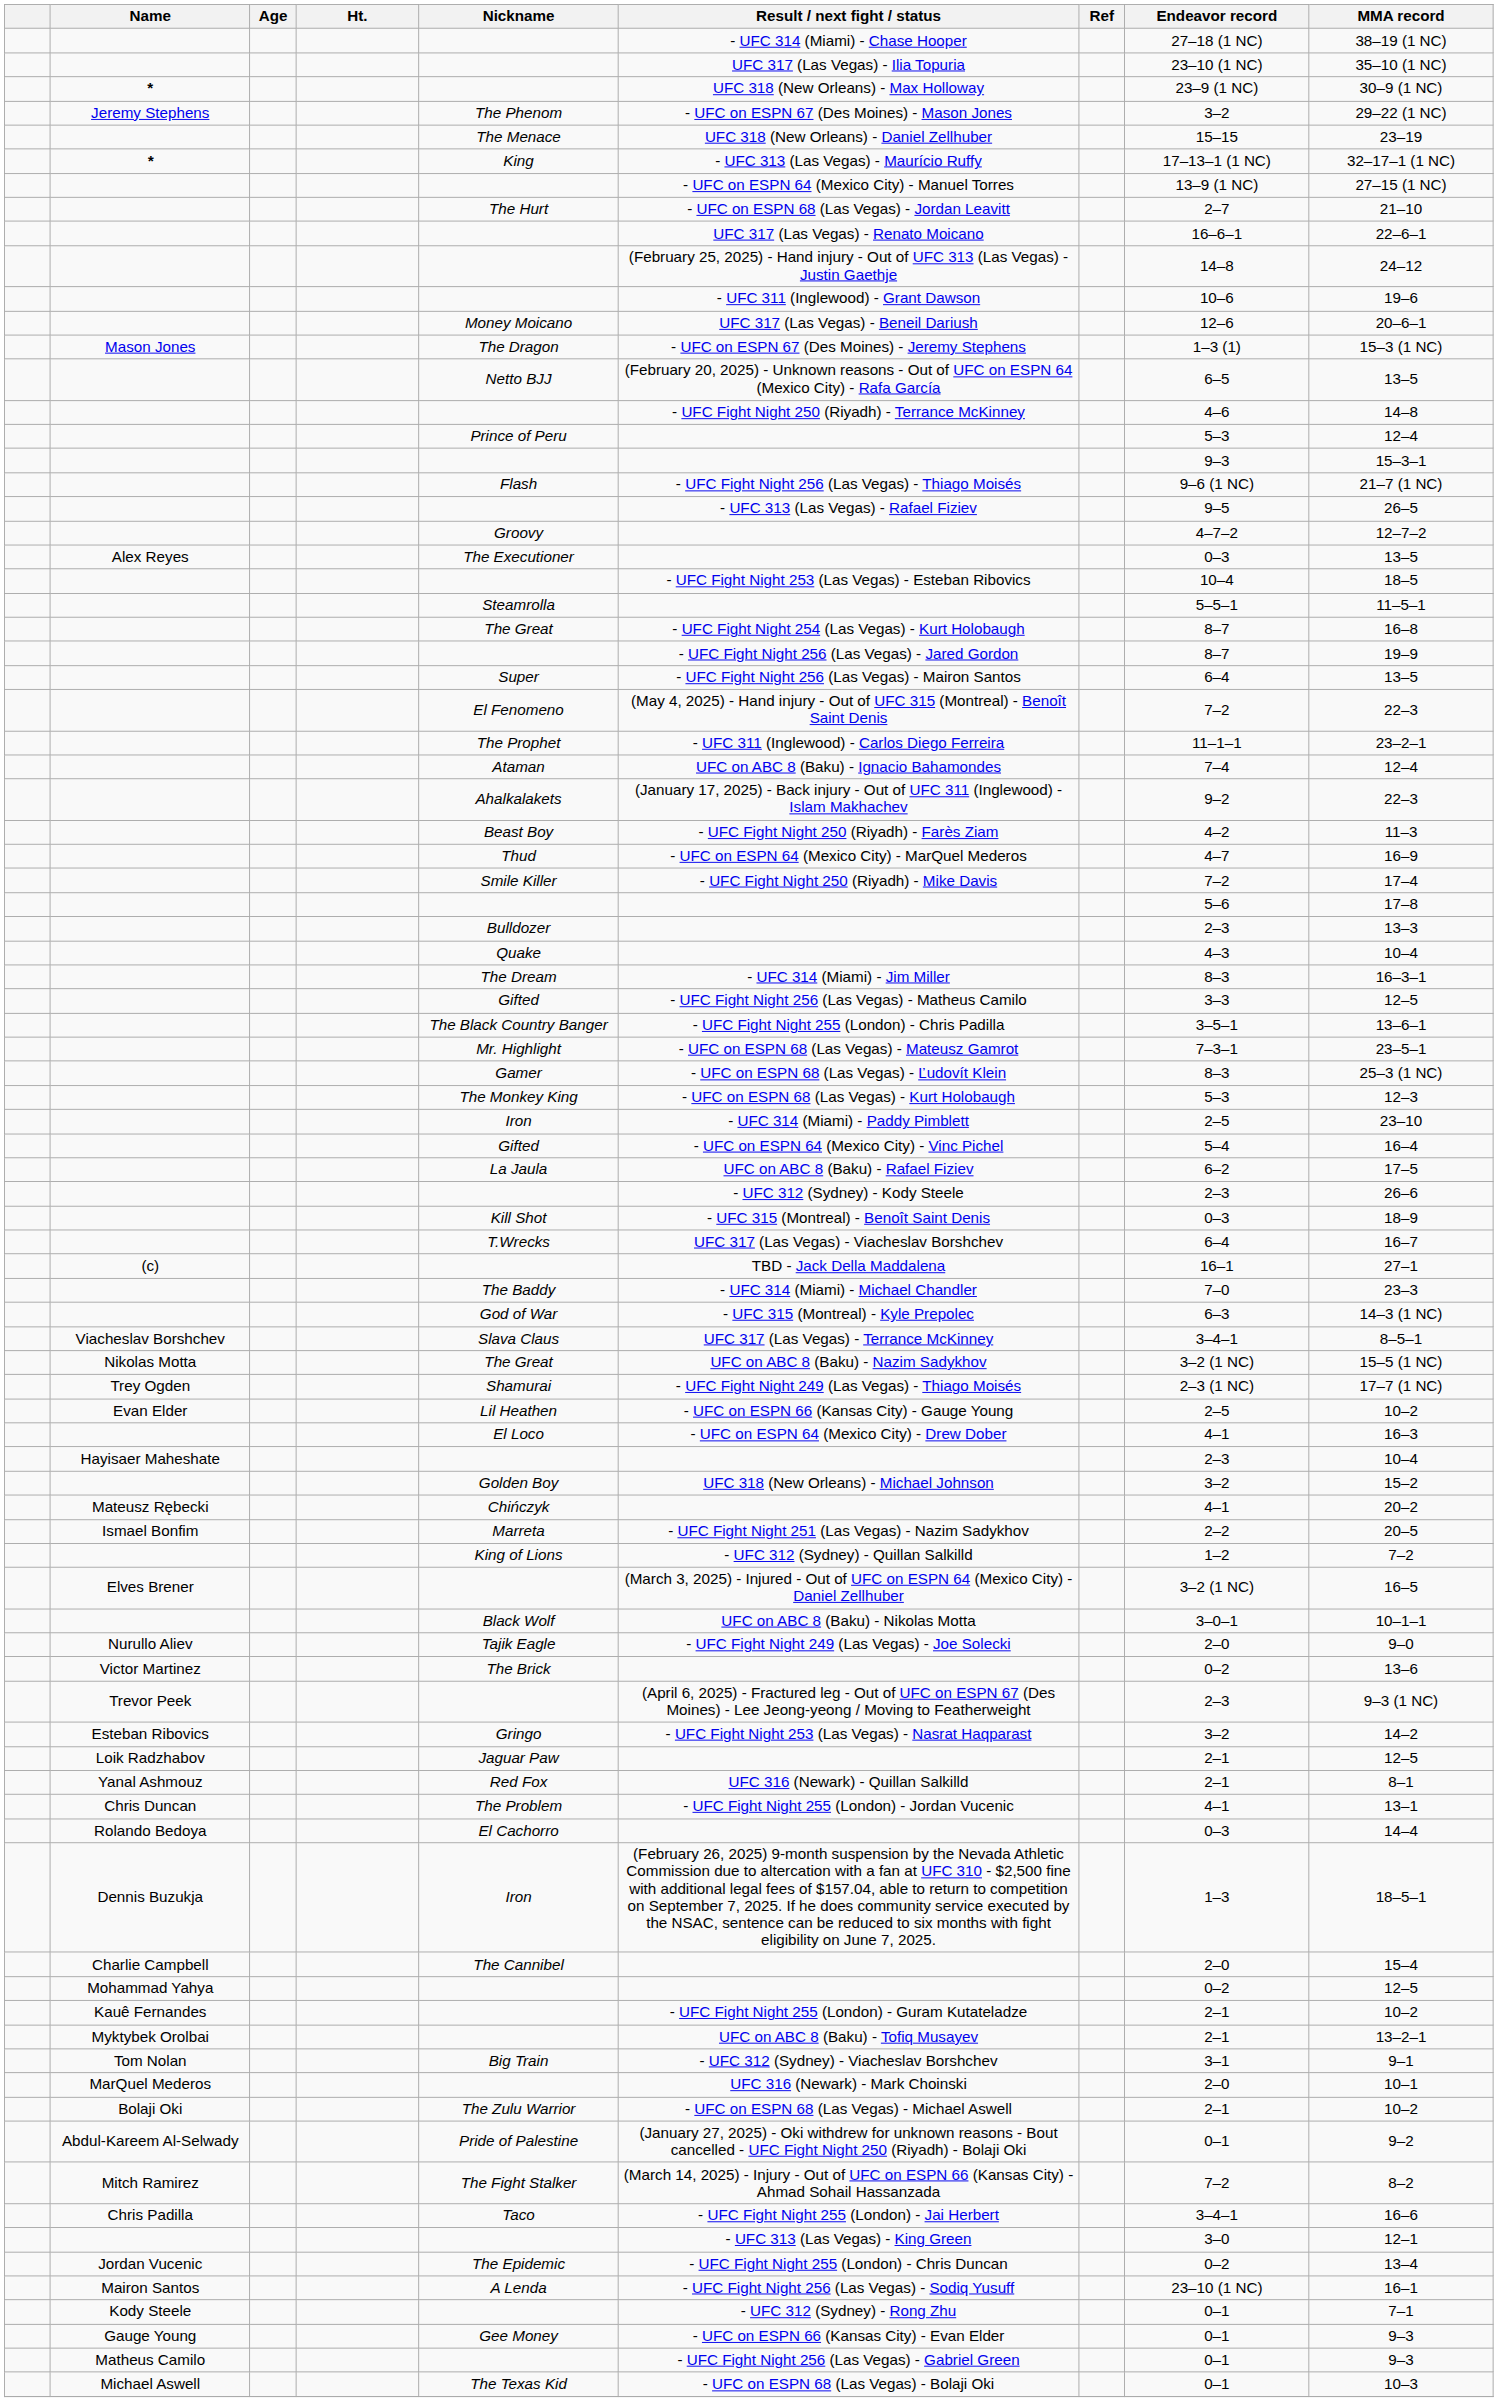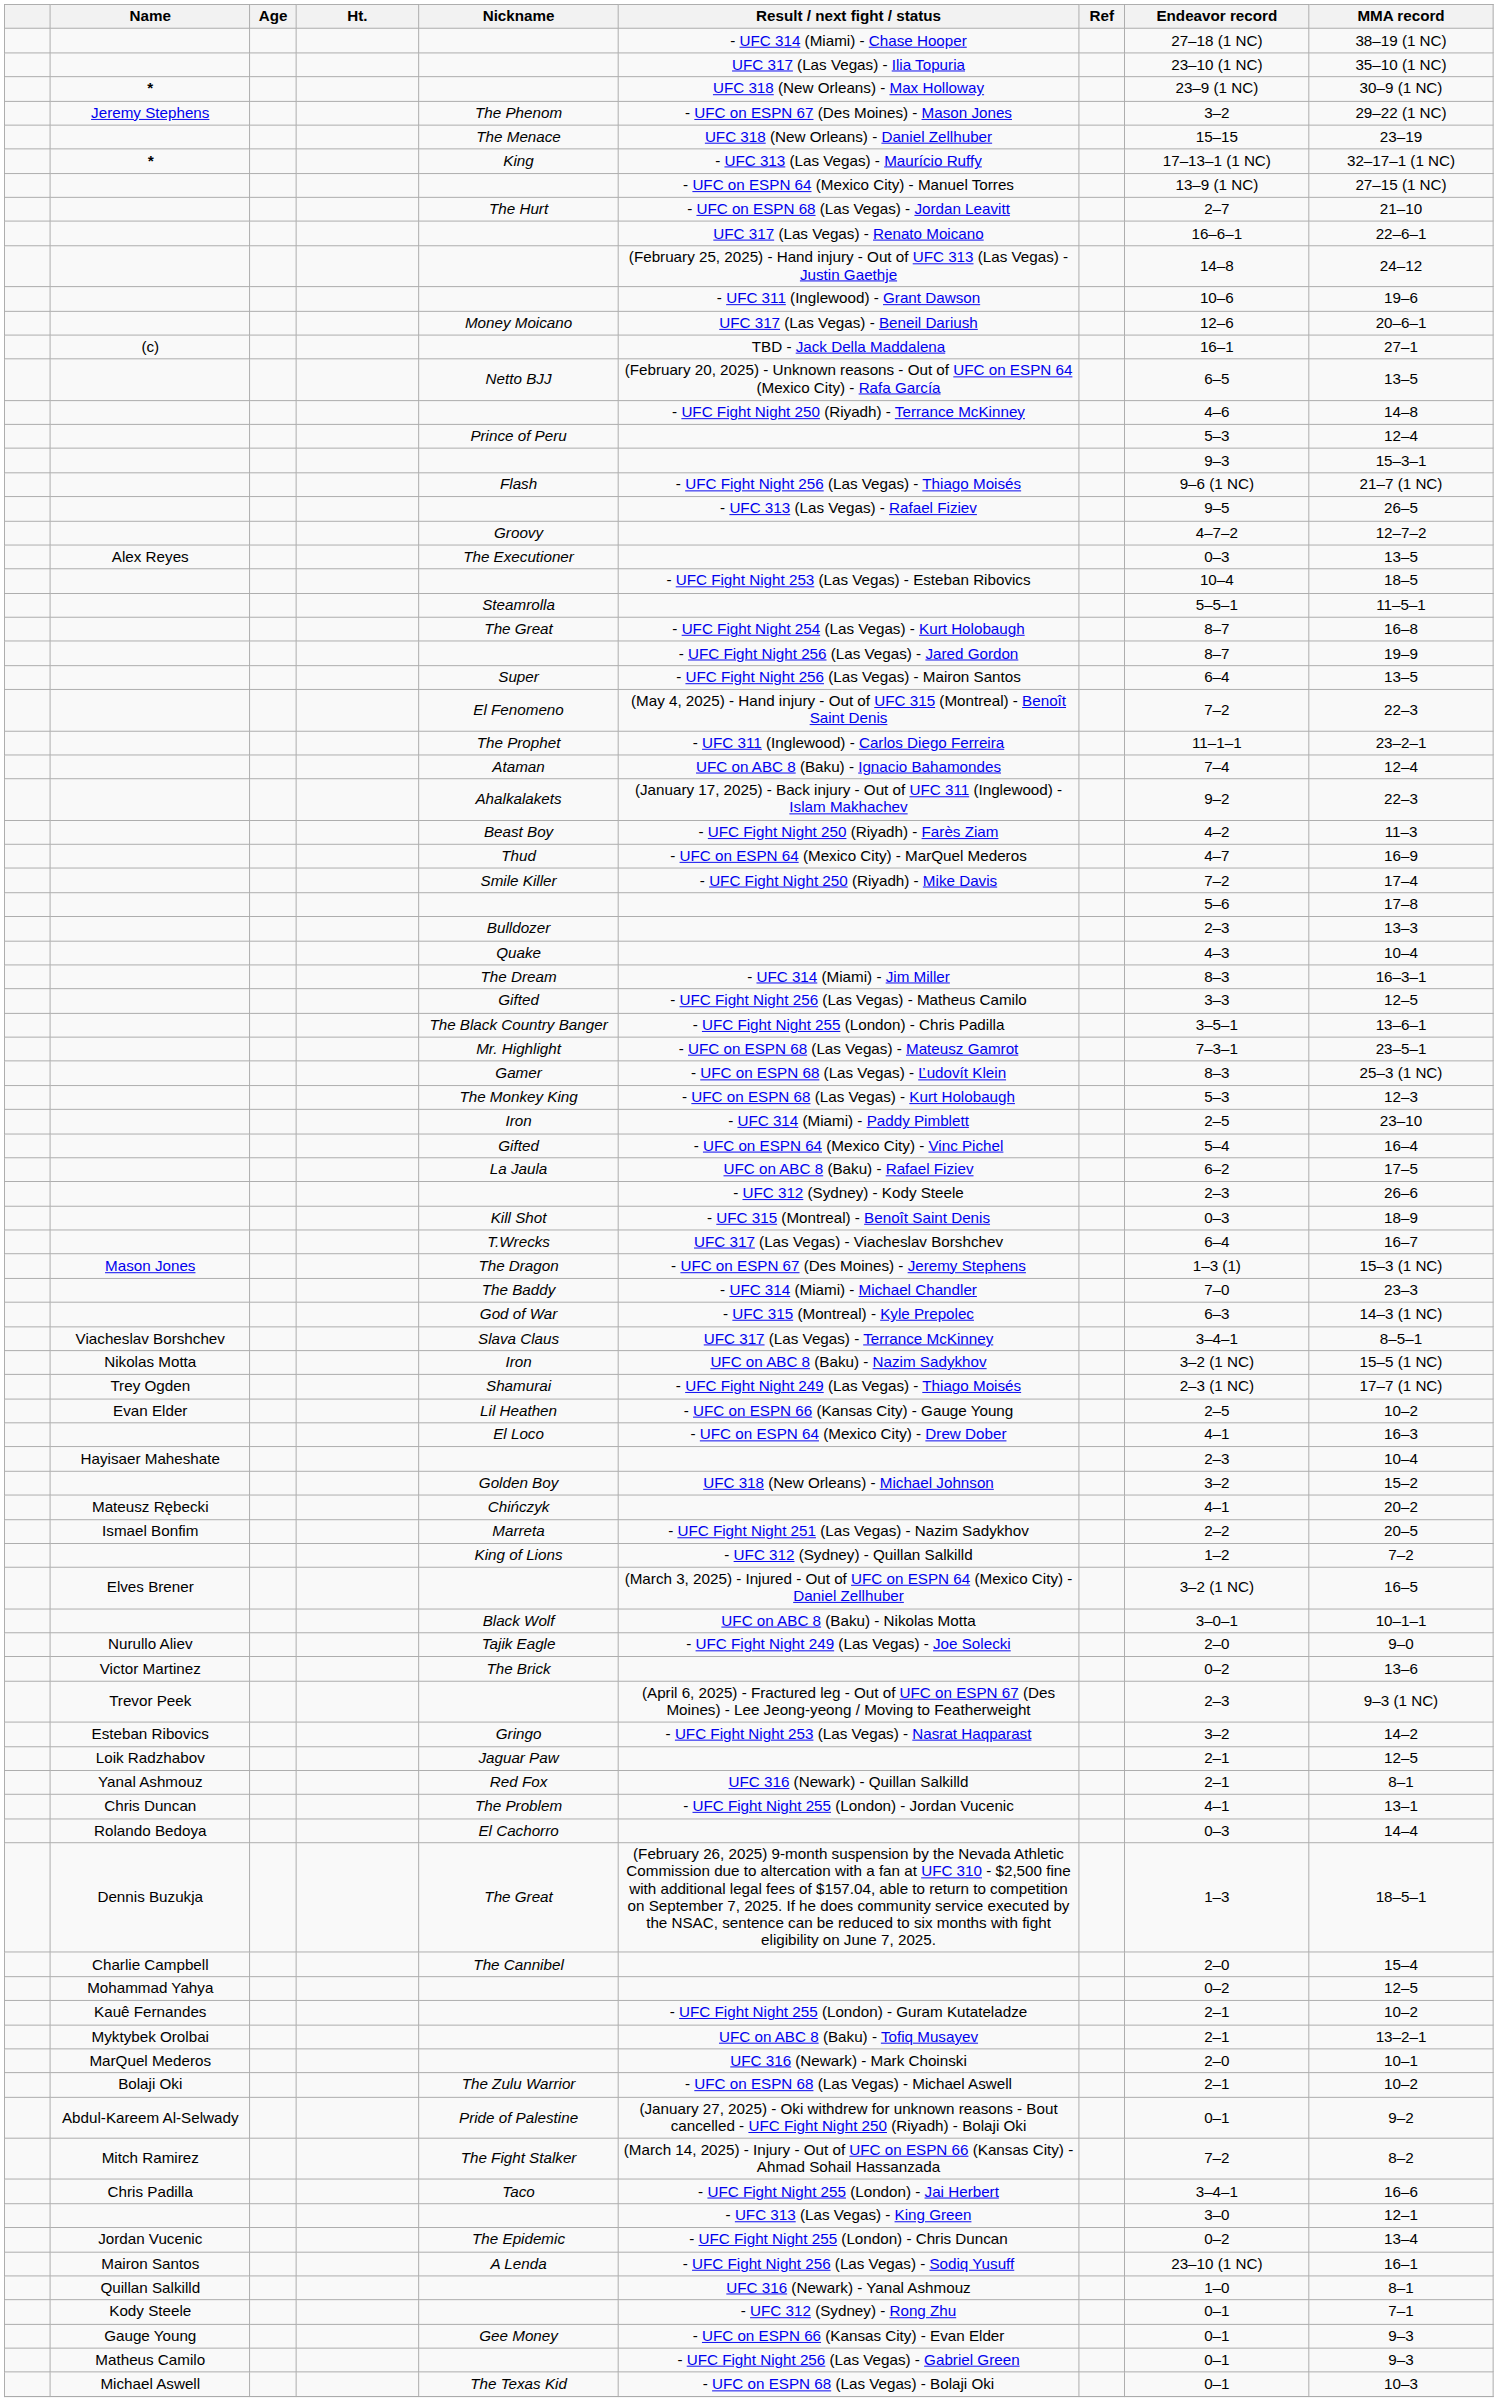rows swapped: (27, 1266) <-> (27, 347)
(519, 1362) The Great -> (519, 1362) Iron
(519, 1897) Iron -> (519, 1897) The Great
- row: (27, 2061)
+ row: (27, 2288)
